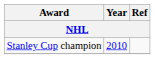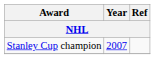(117, 45) 2010 -> (117, 45) 2007
